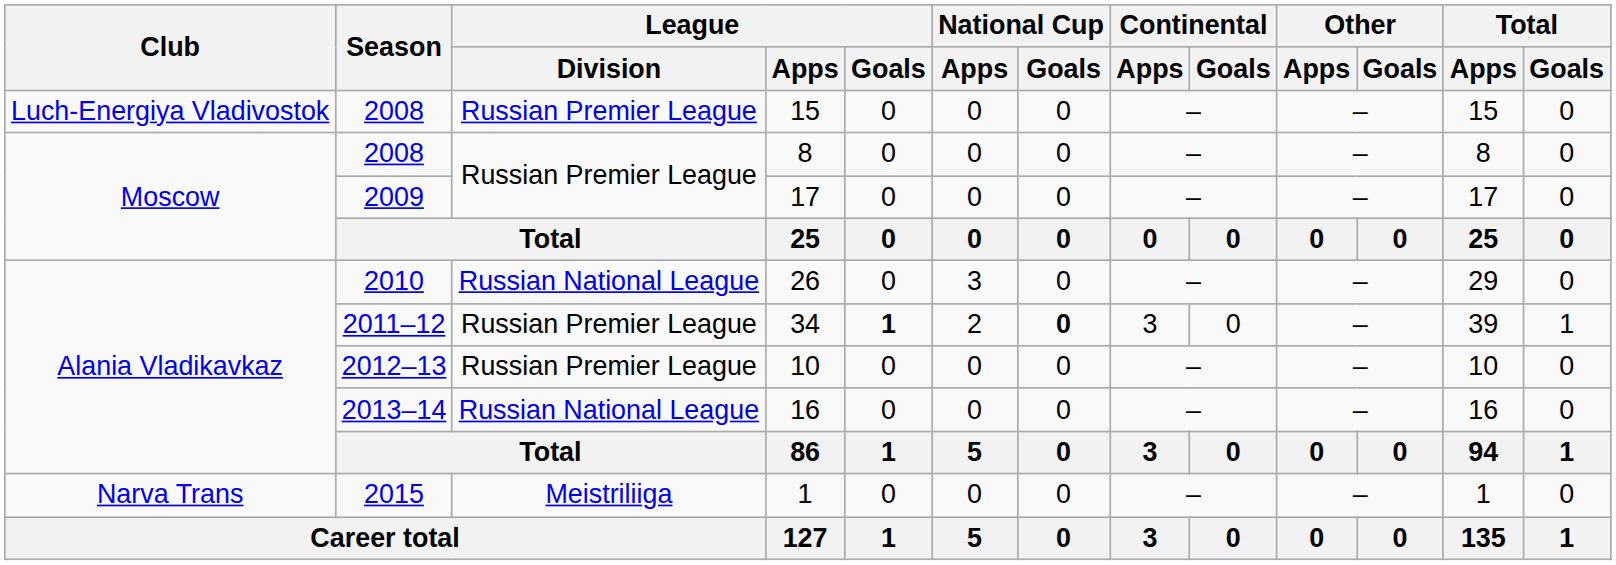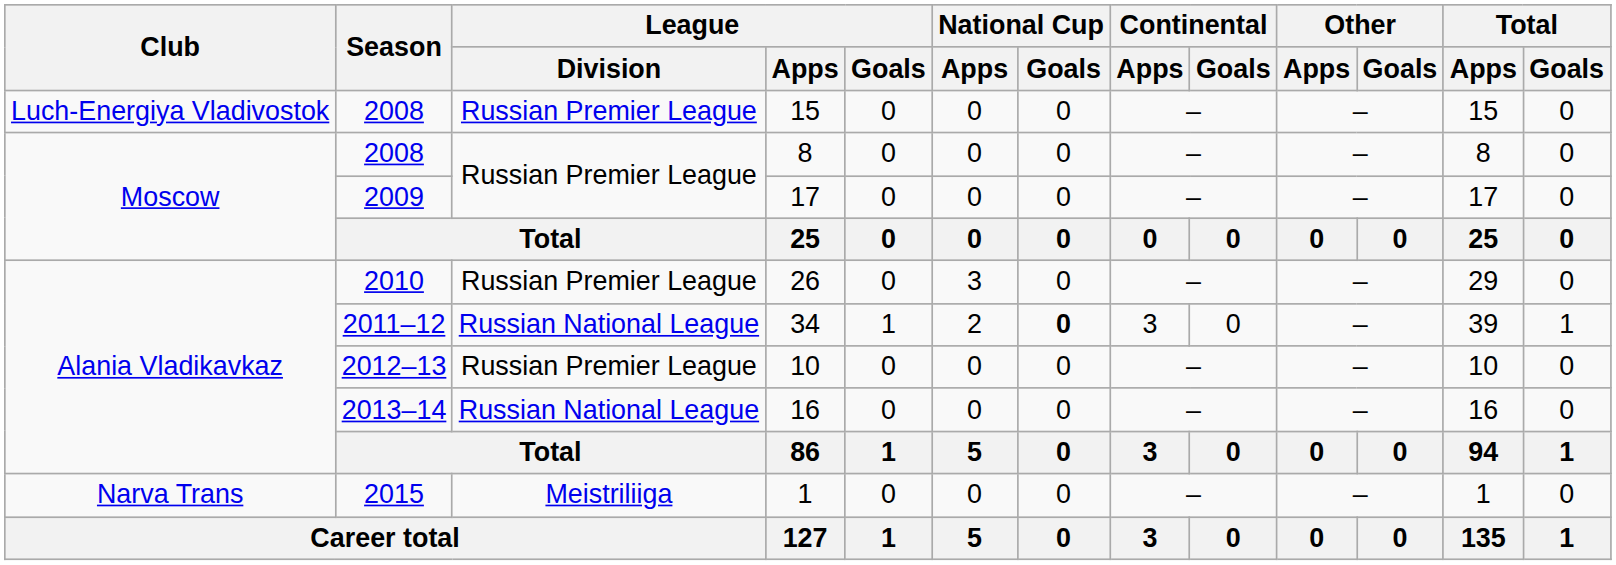(609, 281) Russian National League -> (609, 281) Russian Premier League
(609, 324) Russian Premier League -> (609, 324) Russian National League
(888, 324) bold -> (888, 324) normal
